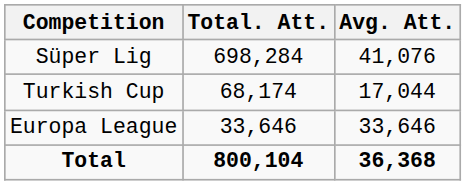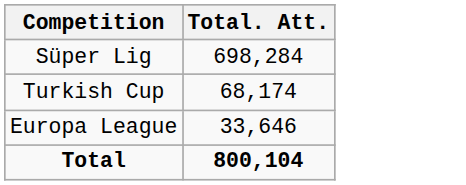- column: (397, 22)
